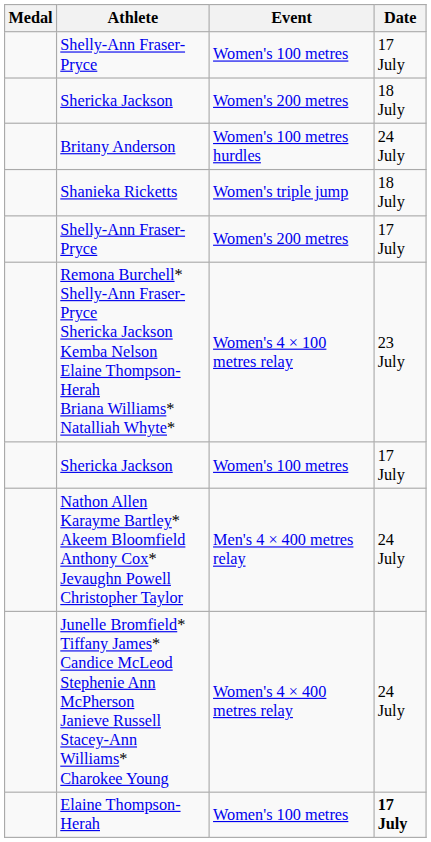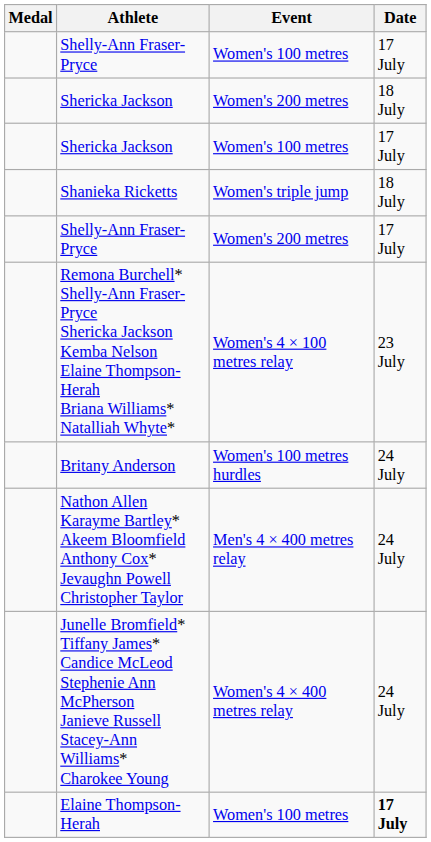rows swapped: (116, 465) <-> (118, 146)
